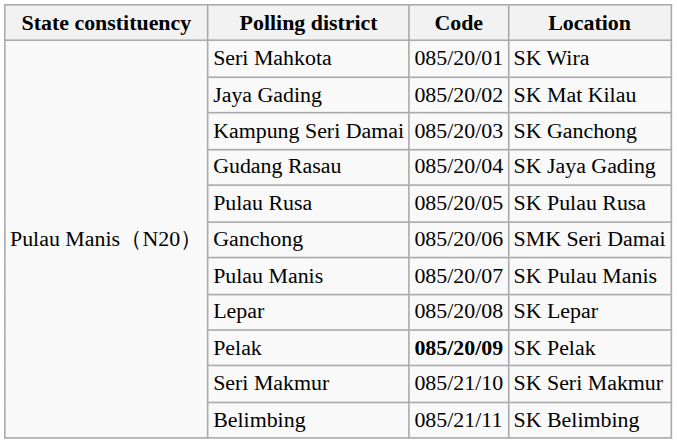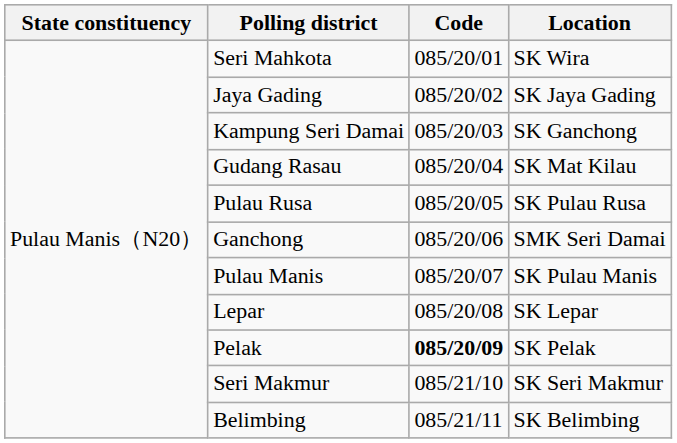(575, 94) SK Mat Kilau -> (585, 94) SK Jaya Gading
(585, 166) SK Jaya Gading -> (575, 166) SK Mat Kilau
